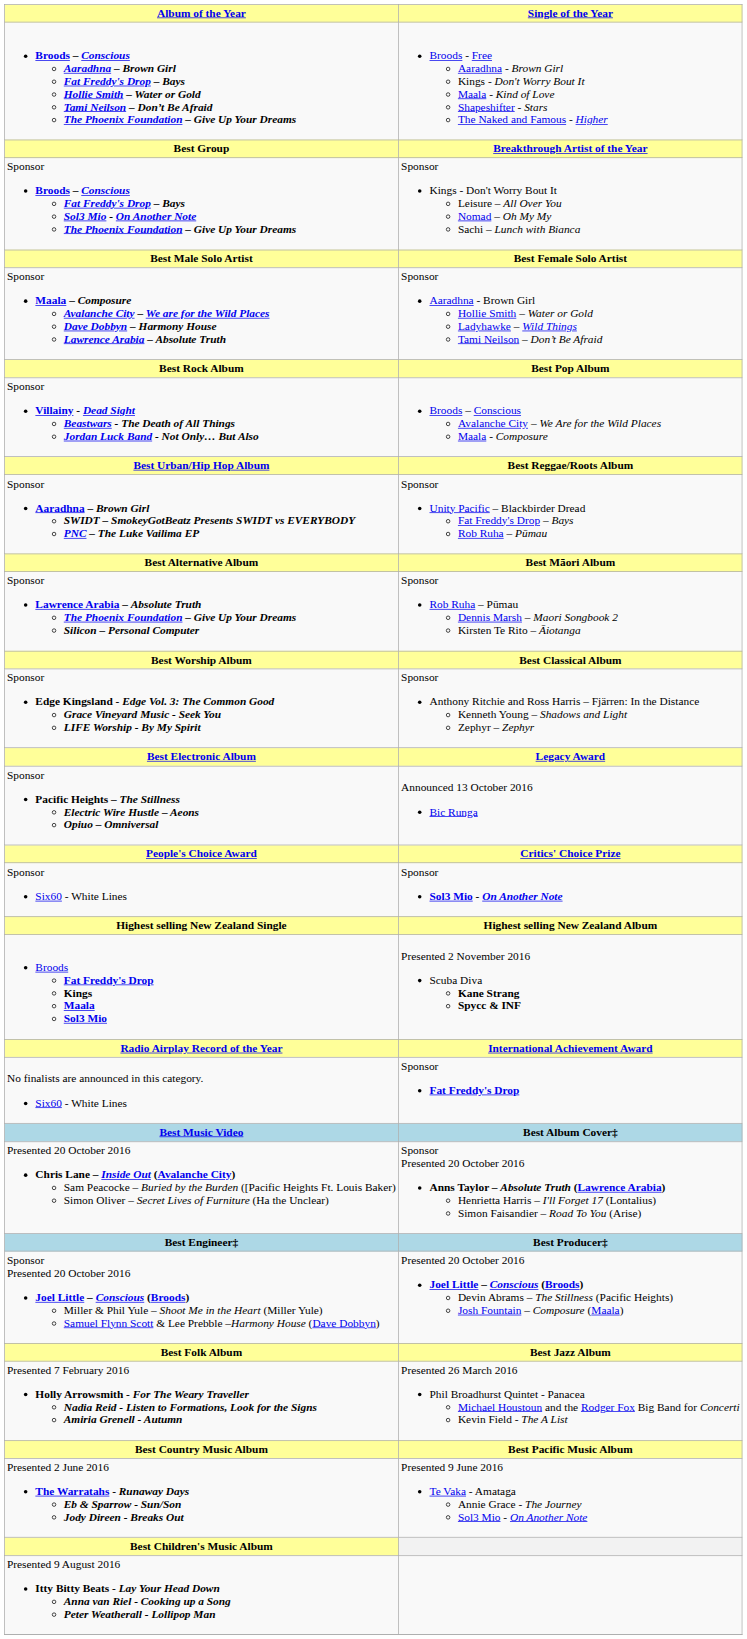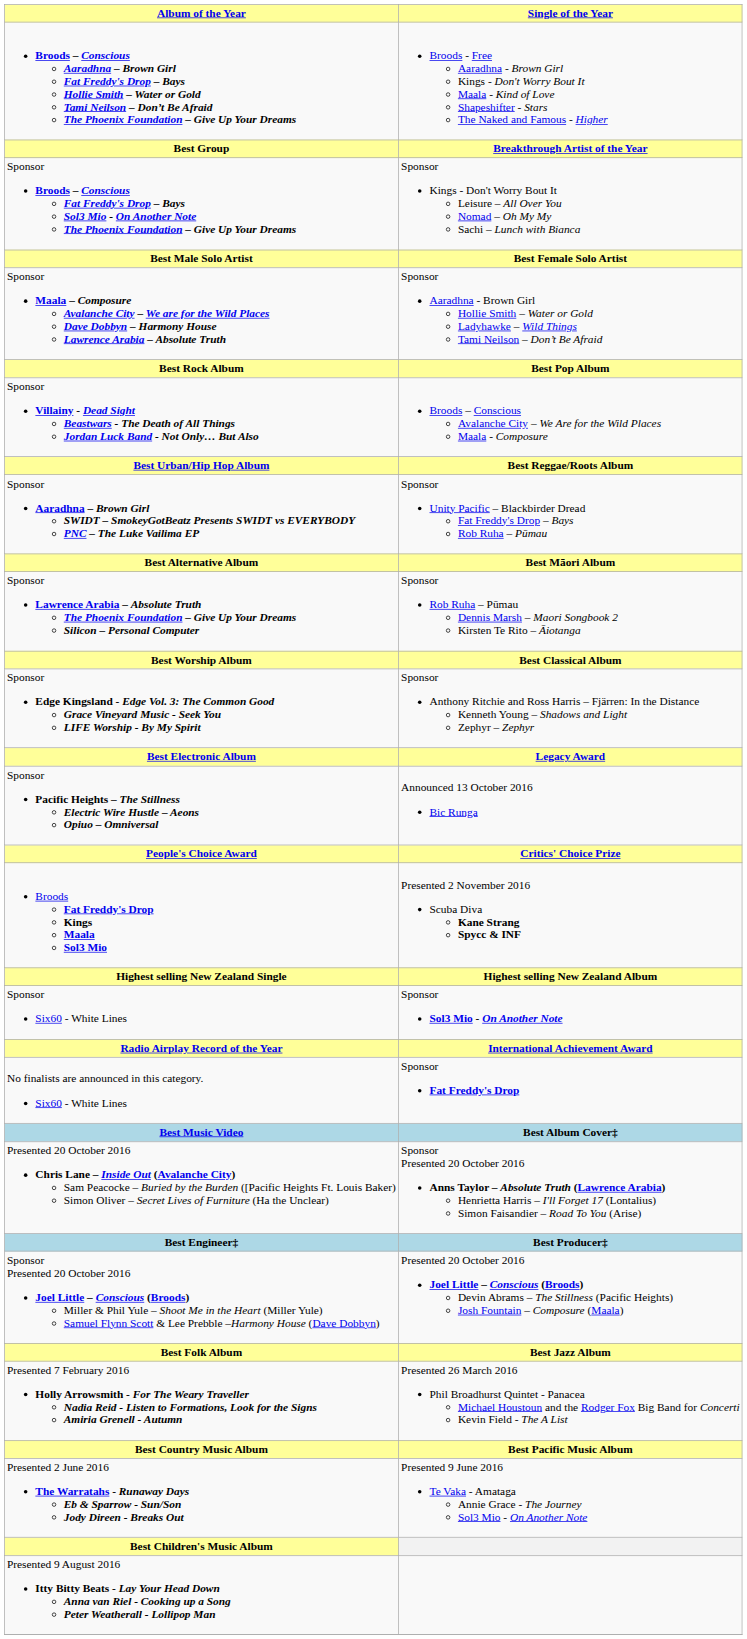rows swapped: (201, 993) <-> (201, 884)
